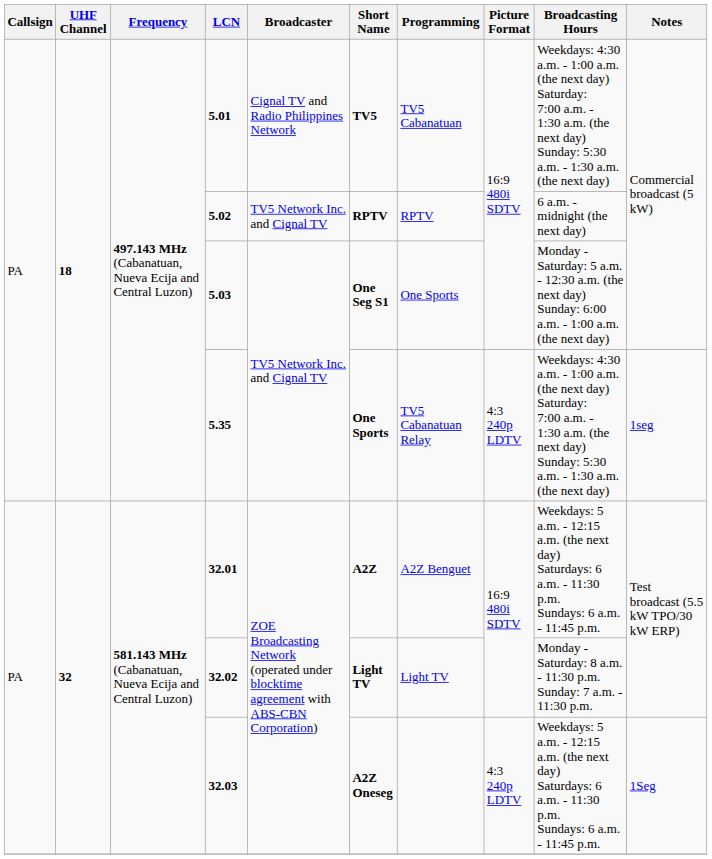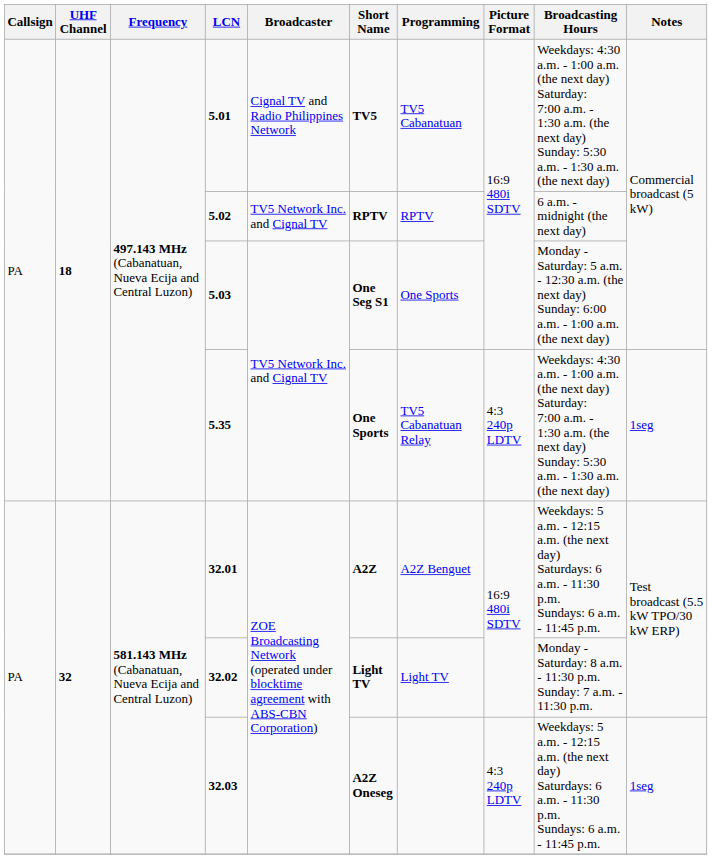(643, 785) 1Seg -> (642, 785) 1seg
